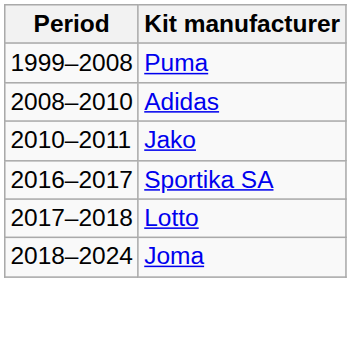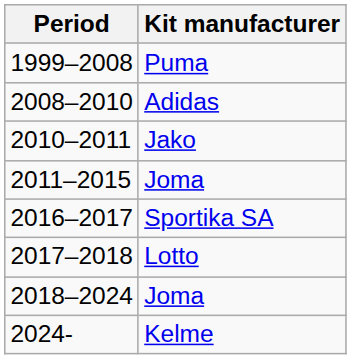+ row: (71, 179)
+ row: (42, 334)
